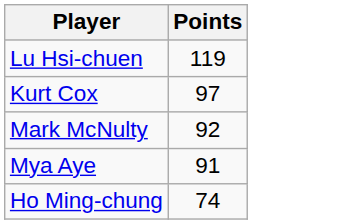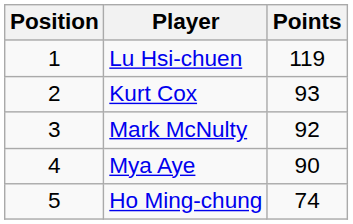+ column: (54, 22)
(208, 93) 97 -> (307, 93) 93
(208, 165) 91 -> (307, 165) 90
